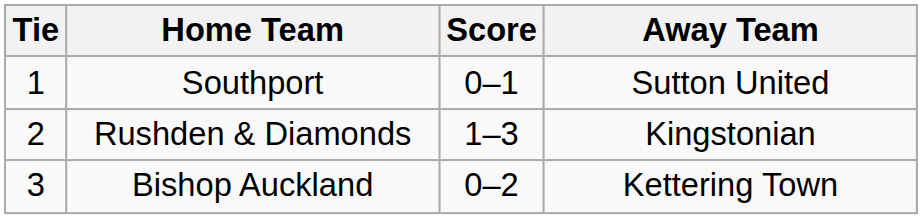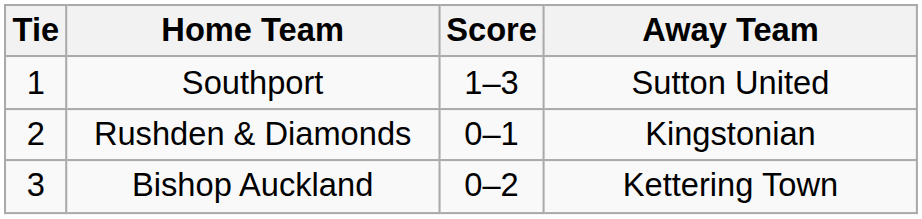(492, 82) 0–1 -> (492, 82) 1–3
(492, 133) 1–3 -> (492, 133) 0–1
